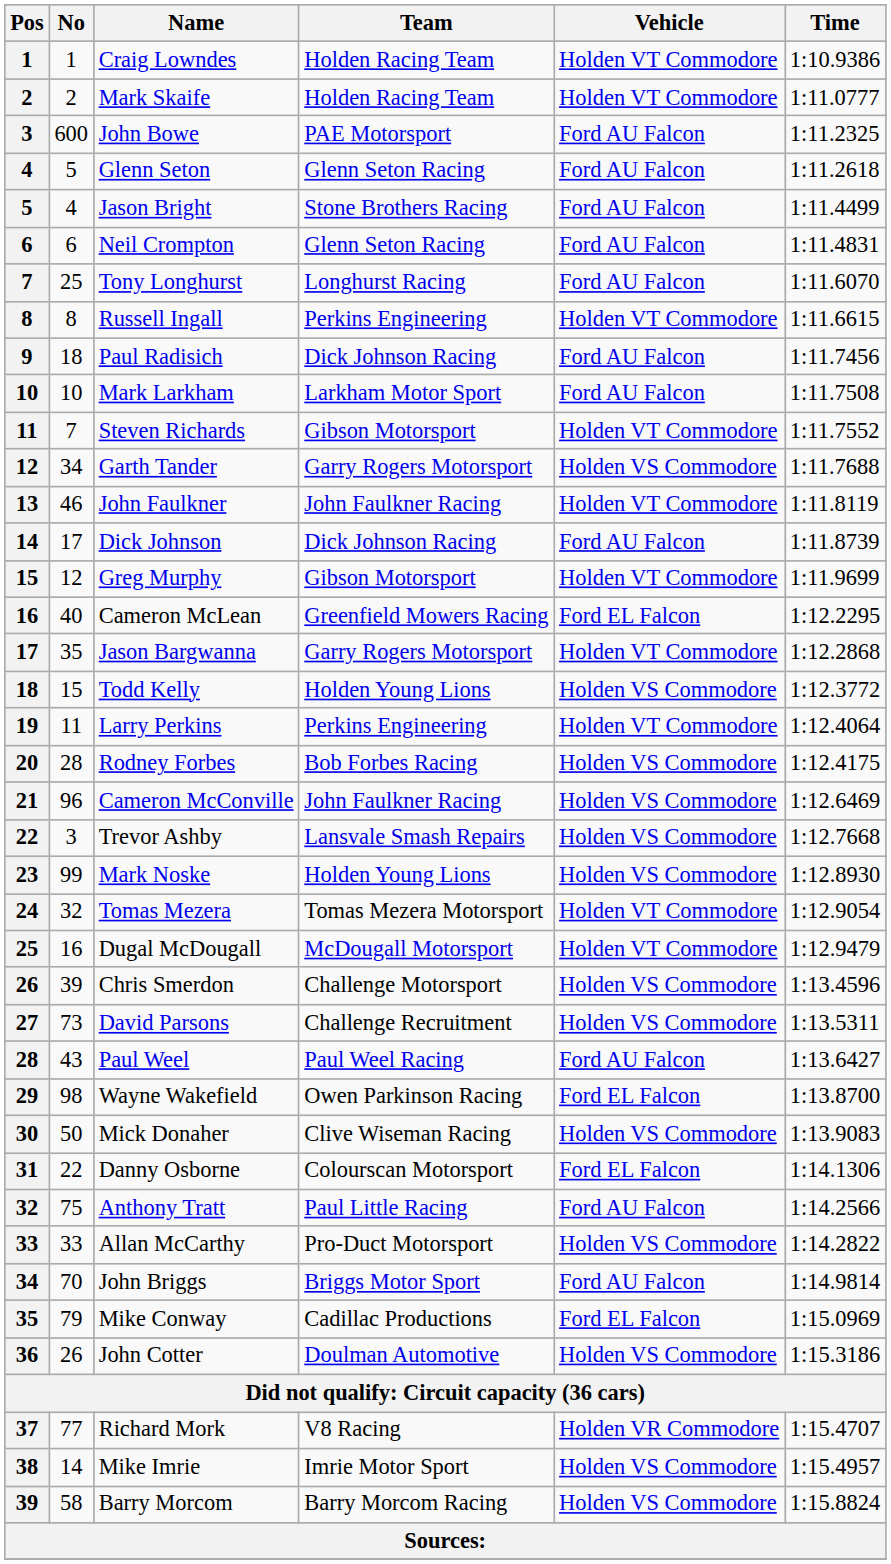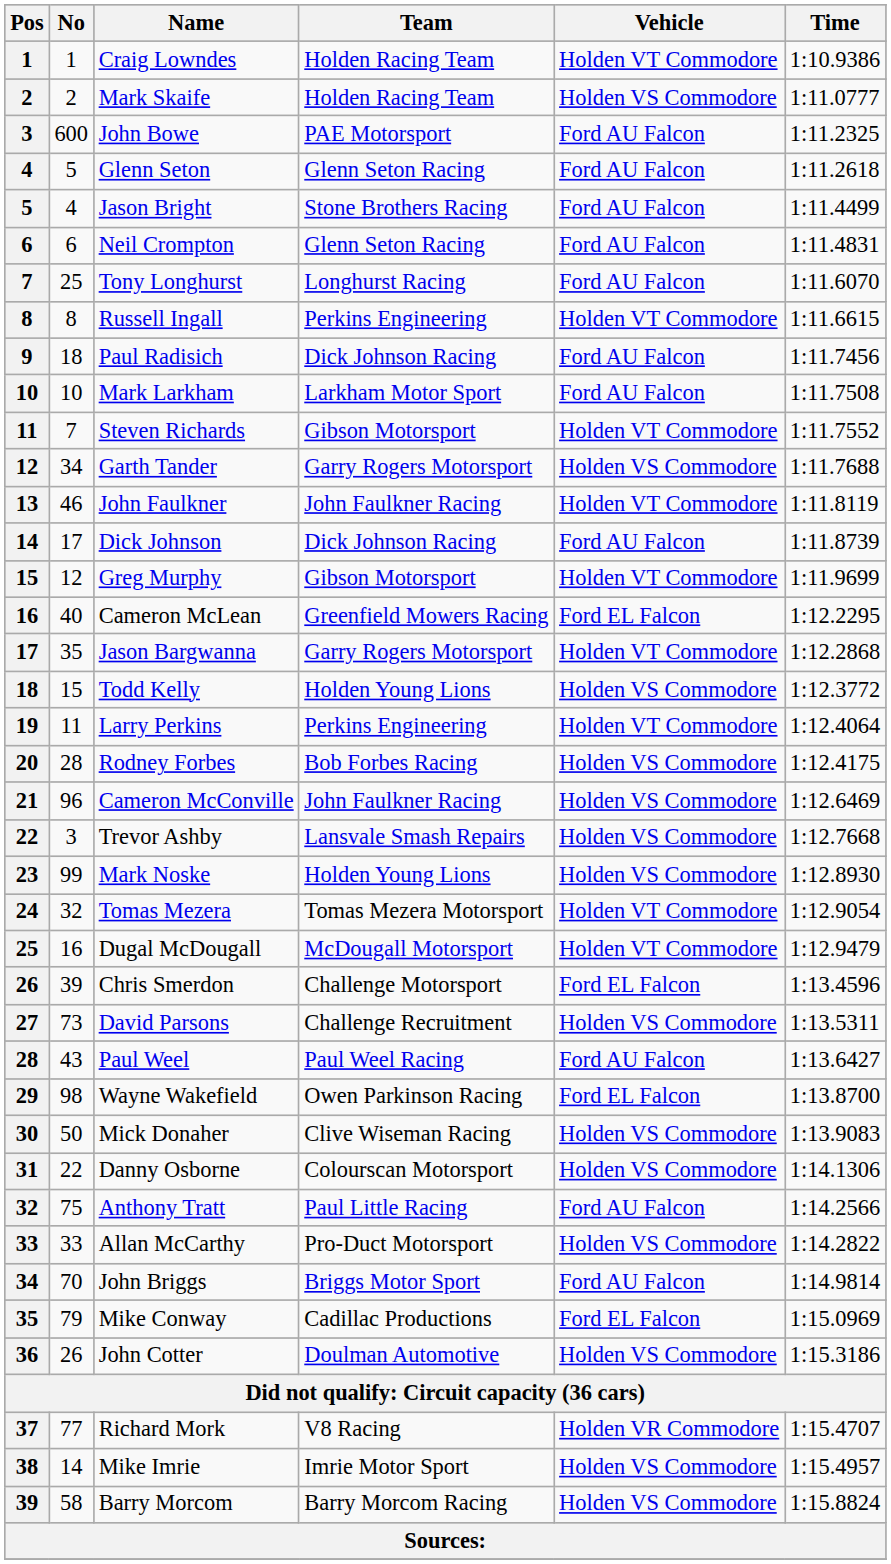(668, 96) Holden VT Commodore -> (668, 96) Holden VS Commodore
(668, 985) Holden VS Commodore -> (630, 985) Ford EL Falcon
(630, 1170) Ford EL Falcon -> (668, 1170) Holden VS Commodore
